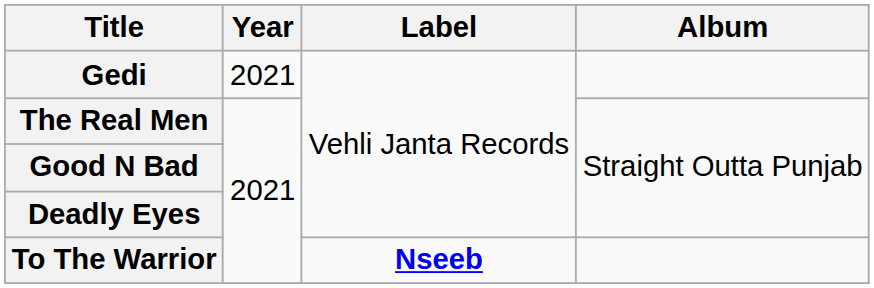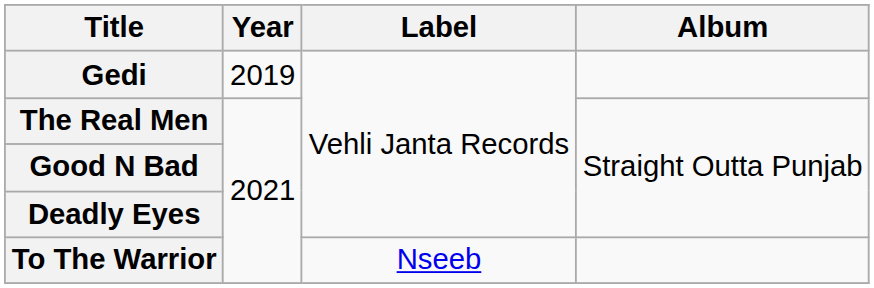(263, 74) 2021 -> (263, 74) 2019
(439, 259) bold -> (439, 259) normal
